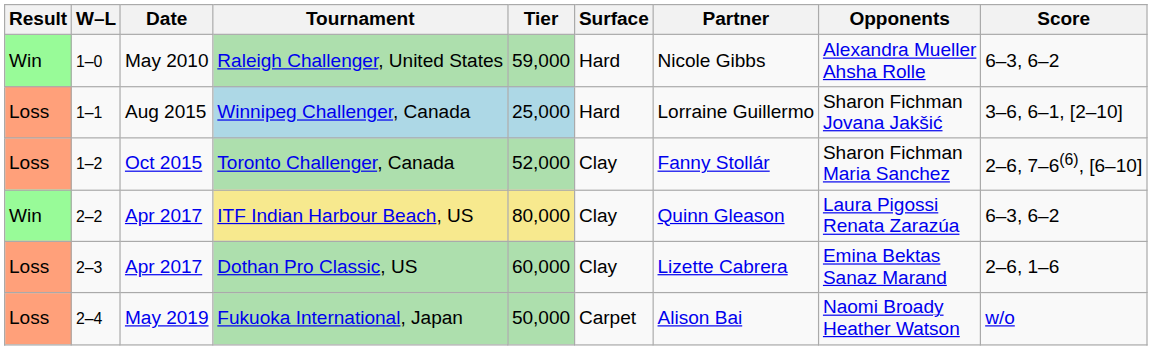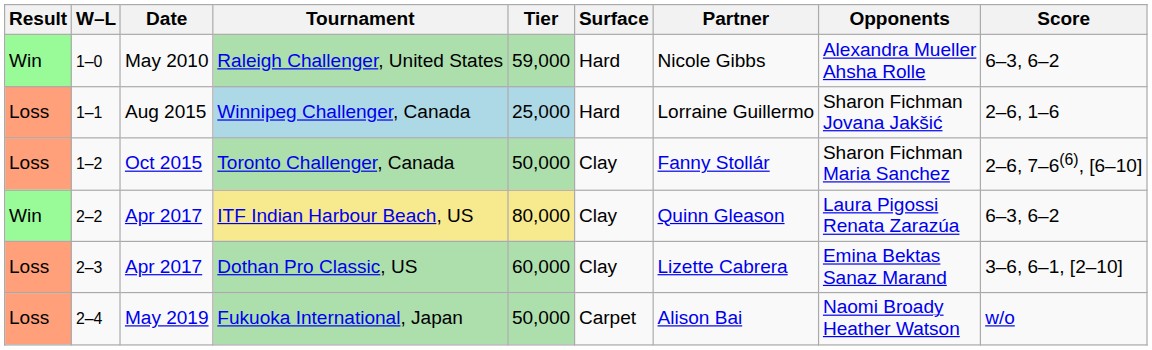(1054, 112) 3–6, 6–1, [2–10] -> (1022, 112) 2–6, 1–6
(541, 163) 52,000 -> (541, 163) 50,000
(1022, 266) 2–6, 1–6 -> (1054, 266) 3–6, 6–1, [2–10]
